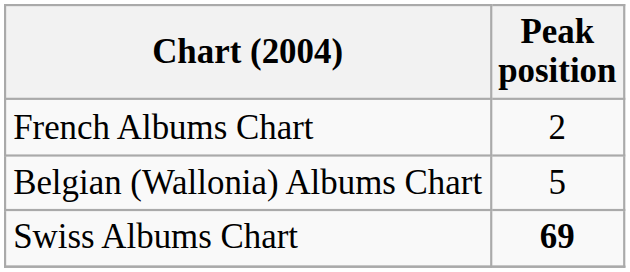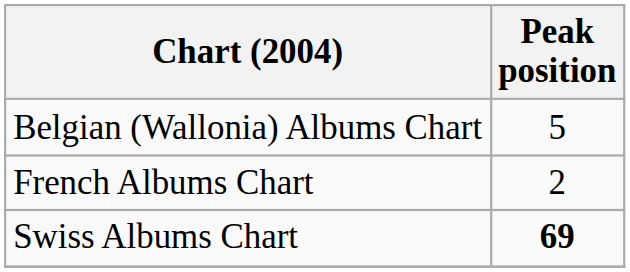rows swapped: (248, 182) <-> (163, 126)
